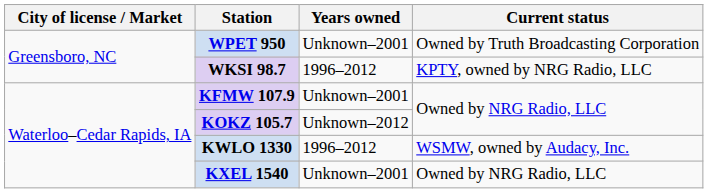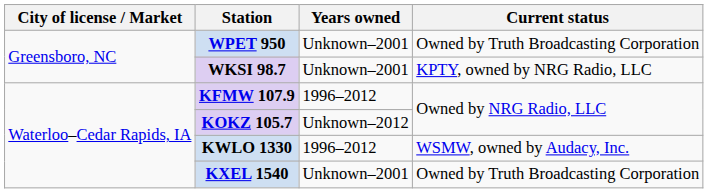(340, 69) 1996–2012 -> (356, 69) Unknown–2001
(356, 95) Unknown–2001 -> (340, 95) 1996–2012
(511, 174) Owned by NRG Radio, LLC -> (558, 174) Owned by Truth Broadcasting Corporation
